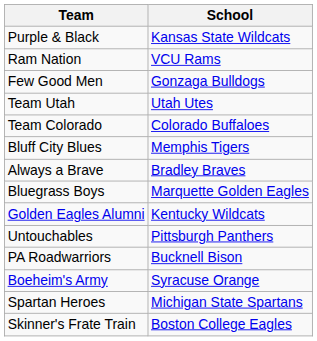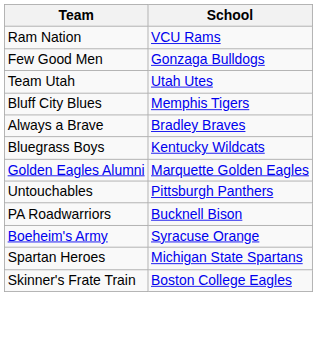- row: (53, 37)
- row: (55, 125)
(230, 192) Marquette Golden Eagles -> (208, 147) Kentucky Wildcats
(208, 214) Kentucky Wildcats -> (230, 170) Marquette Golden Eagles
